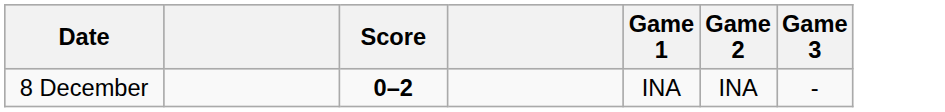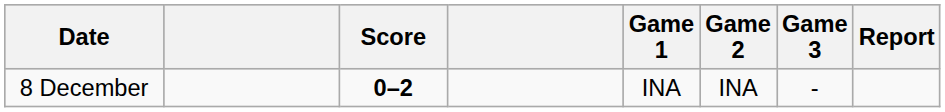+ column: (897, 37)
